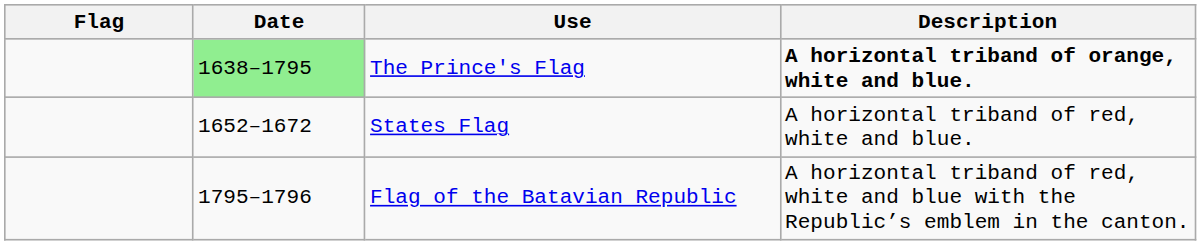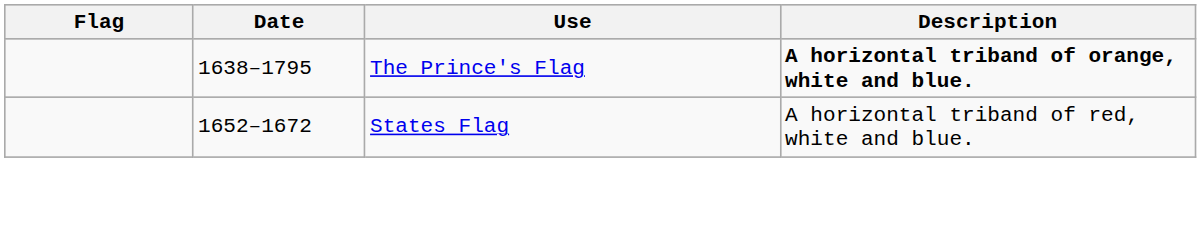(255, 68) lightgreen background -> (255, 68) no background
- row: (553, 198)
